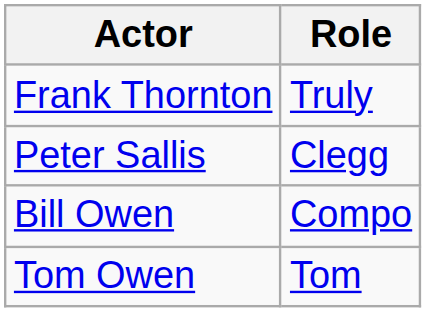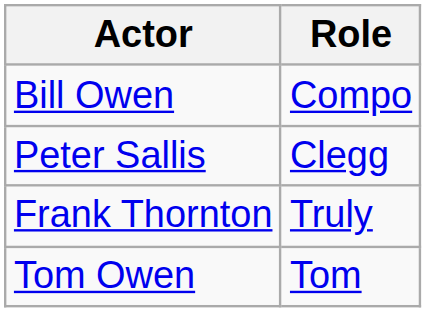rows swapped: (94, 214) <-> (143, 94)
